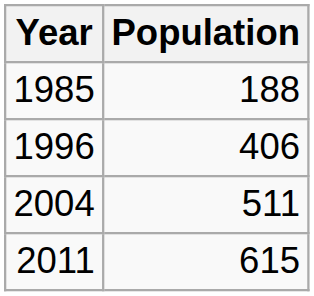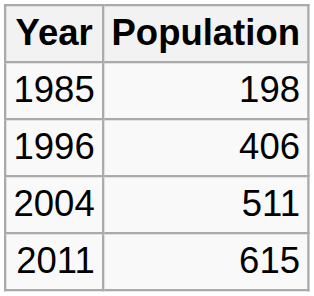(270, 90) 188 -> (270, 90) 198
